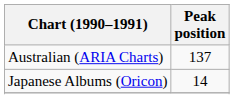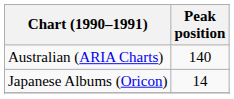(200, 57) 137 -> (200, 57) 140
